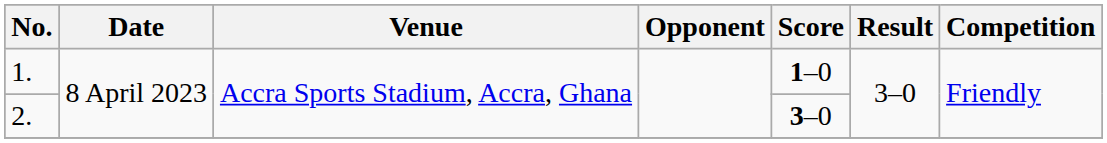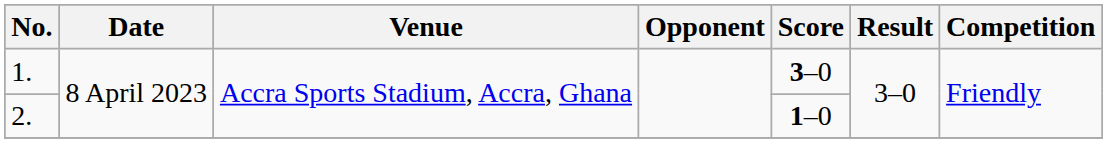(811, 71) 1–0 -> (811, 71) 3–0
(811, 115) 3–0 -> (811, 115) 1–0
